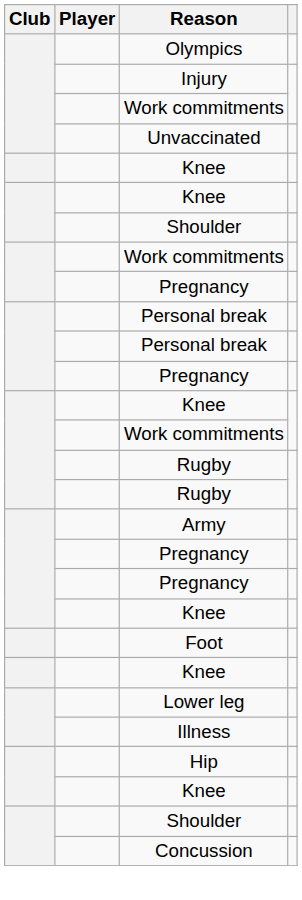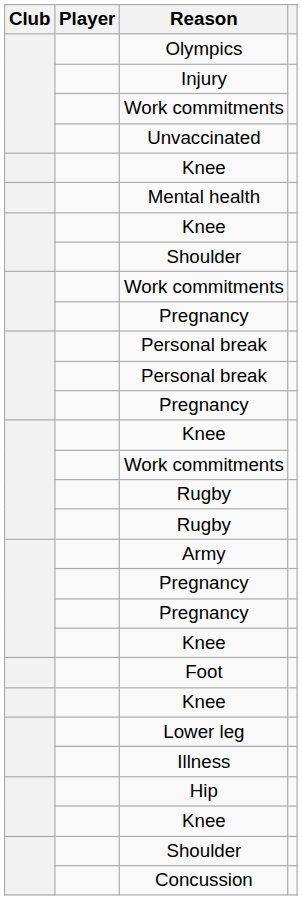+ row: (30, 198)
